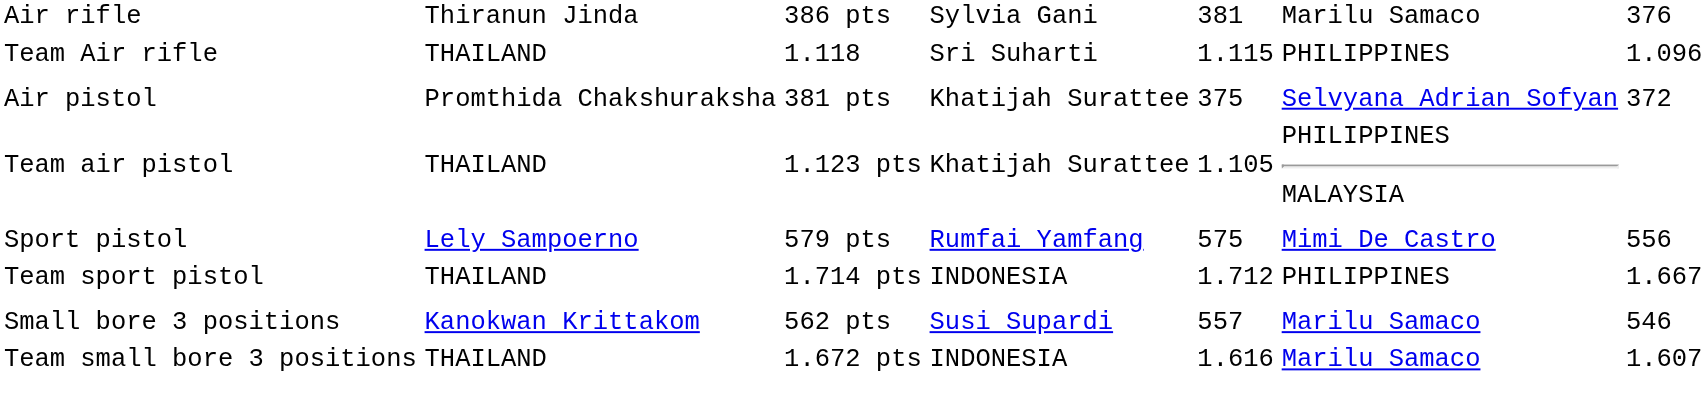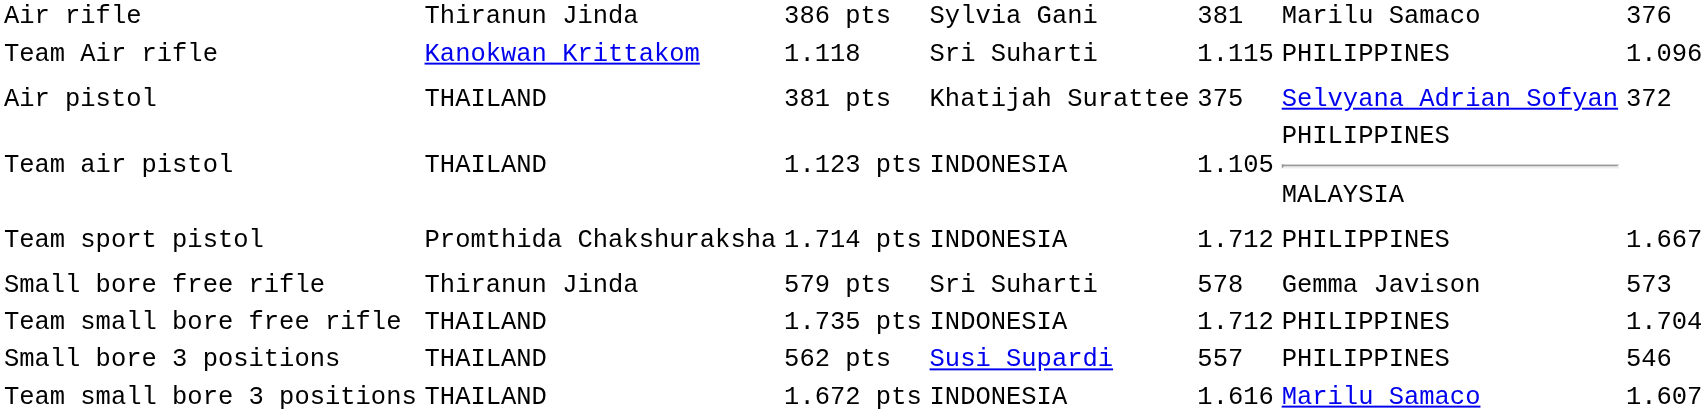(486, 54) THAILAND -> (562, 54) Kanokwan Krittakom
(600, 99) Promthida Chakshuraksha -> (486, 99) THAILAND
(1060, 166) Khatijah Surattee -> (998, 166) INDONESIA
- row: (96, 240)
(486, 277) THAILAND -> (600, 240) Promthida Chakshuraksha
+ row: (164, 285)
+ row: (203, 322)
(562, 322) Kanokwan Krittakom -> (486, 360) THAILAND
(1381, 322) Marilu Samaco -> (1366, 360) PHILIPPINES
